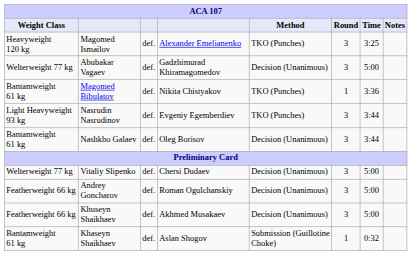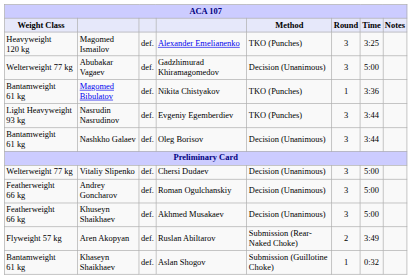+ row: (104, 238)
